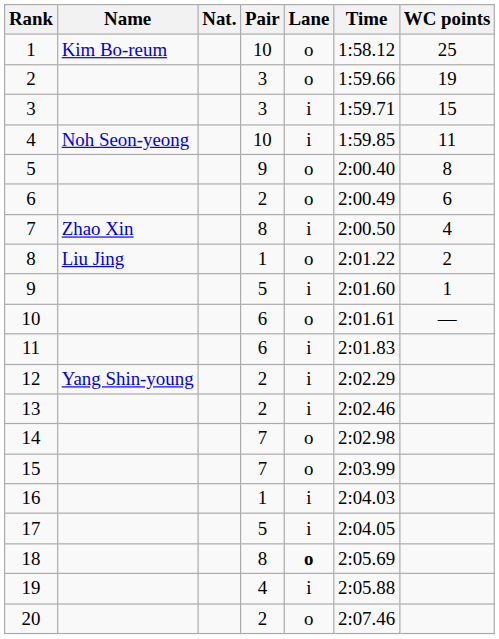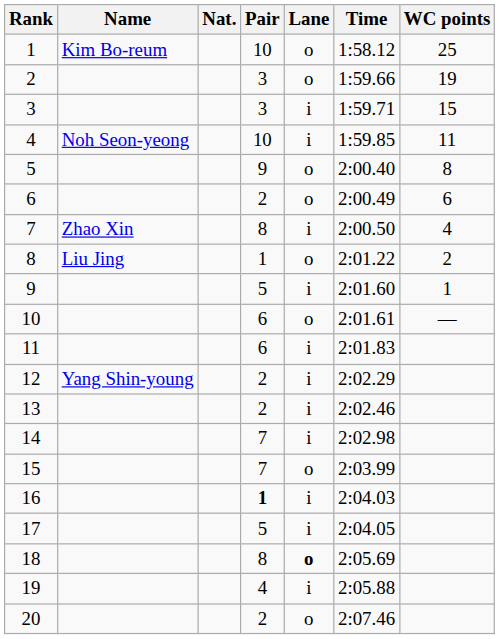(309, 438) o -> (309, 438) i
(262, 498) normal -> (262, 498) bold
